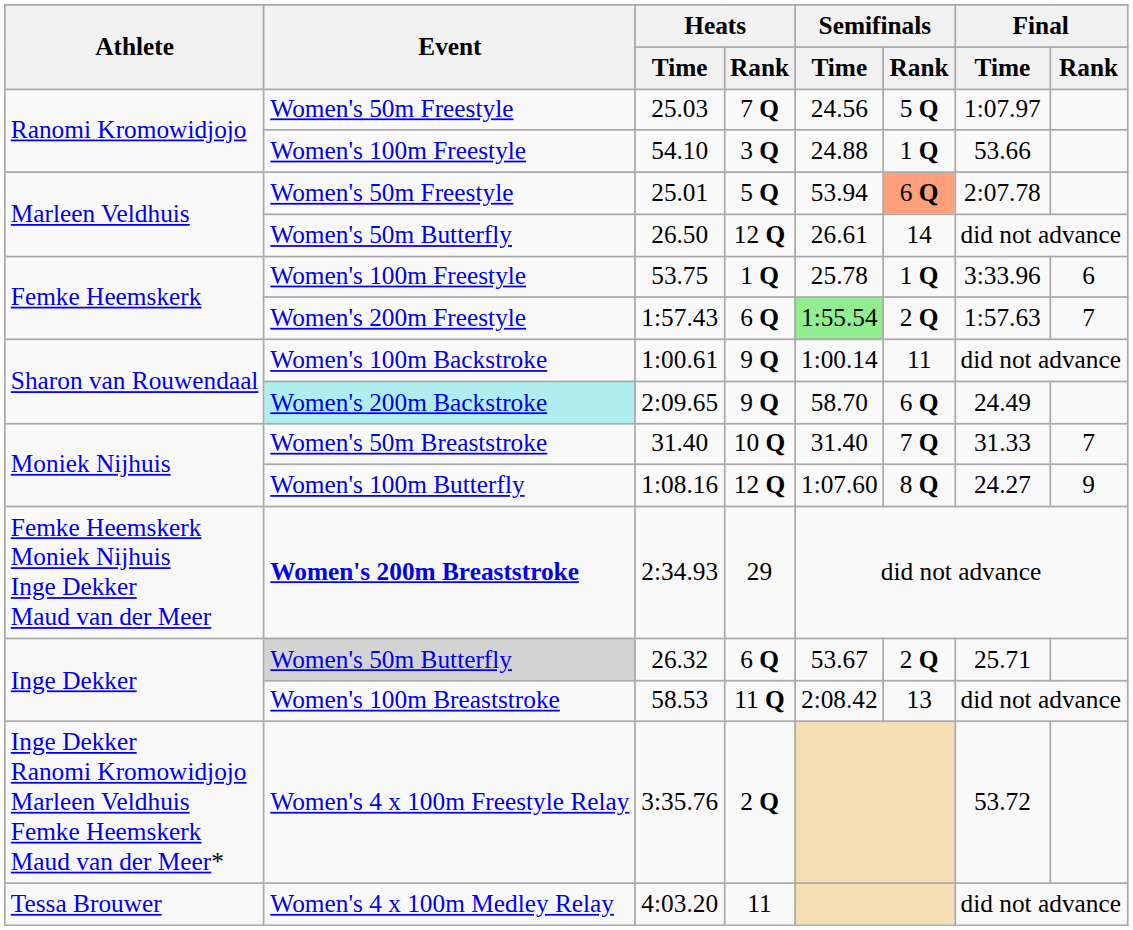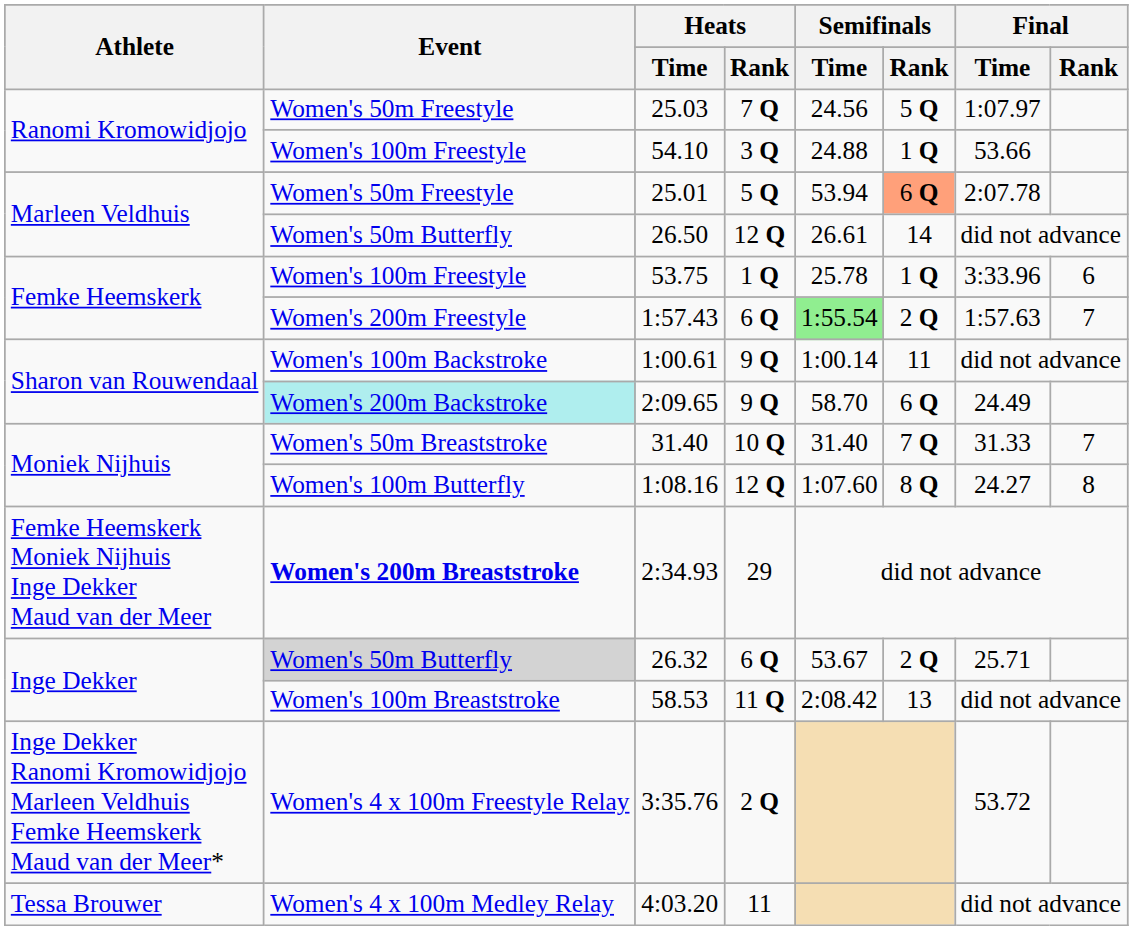(1089, 485) 9 -> (1089, 485) 8
